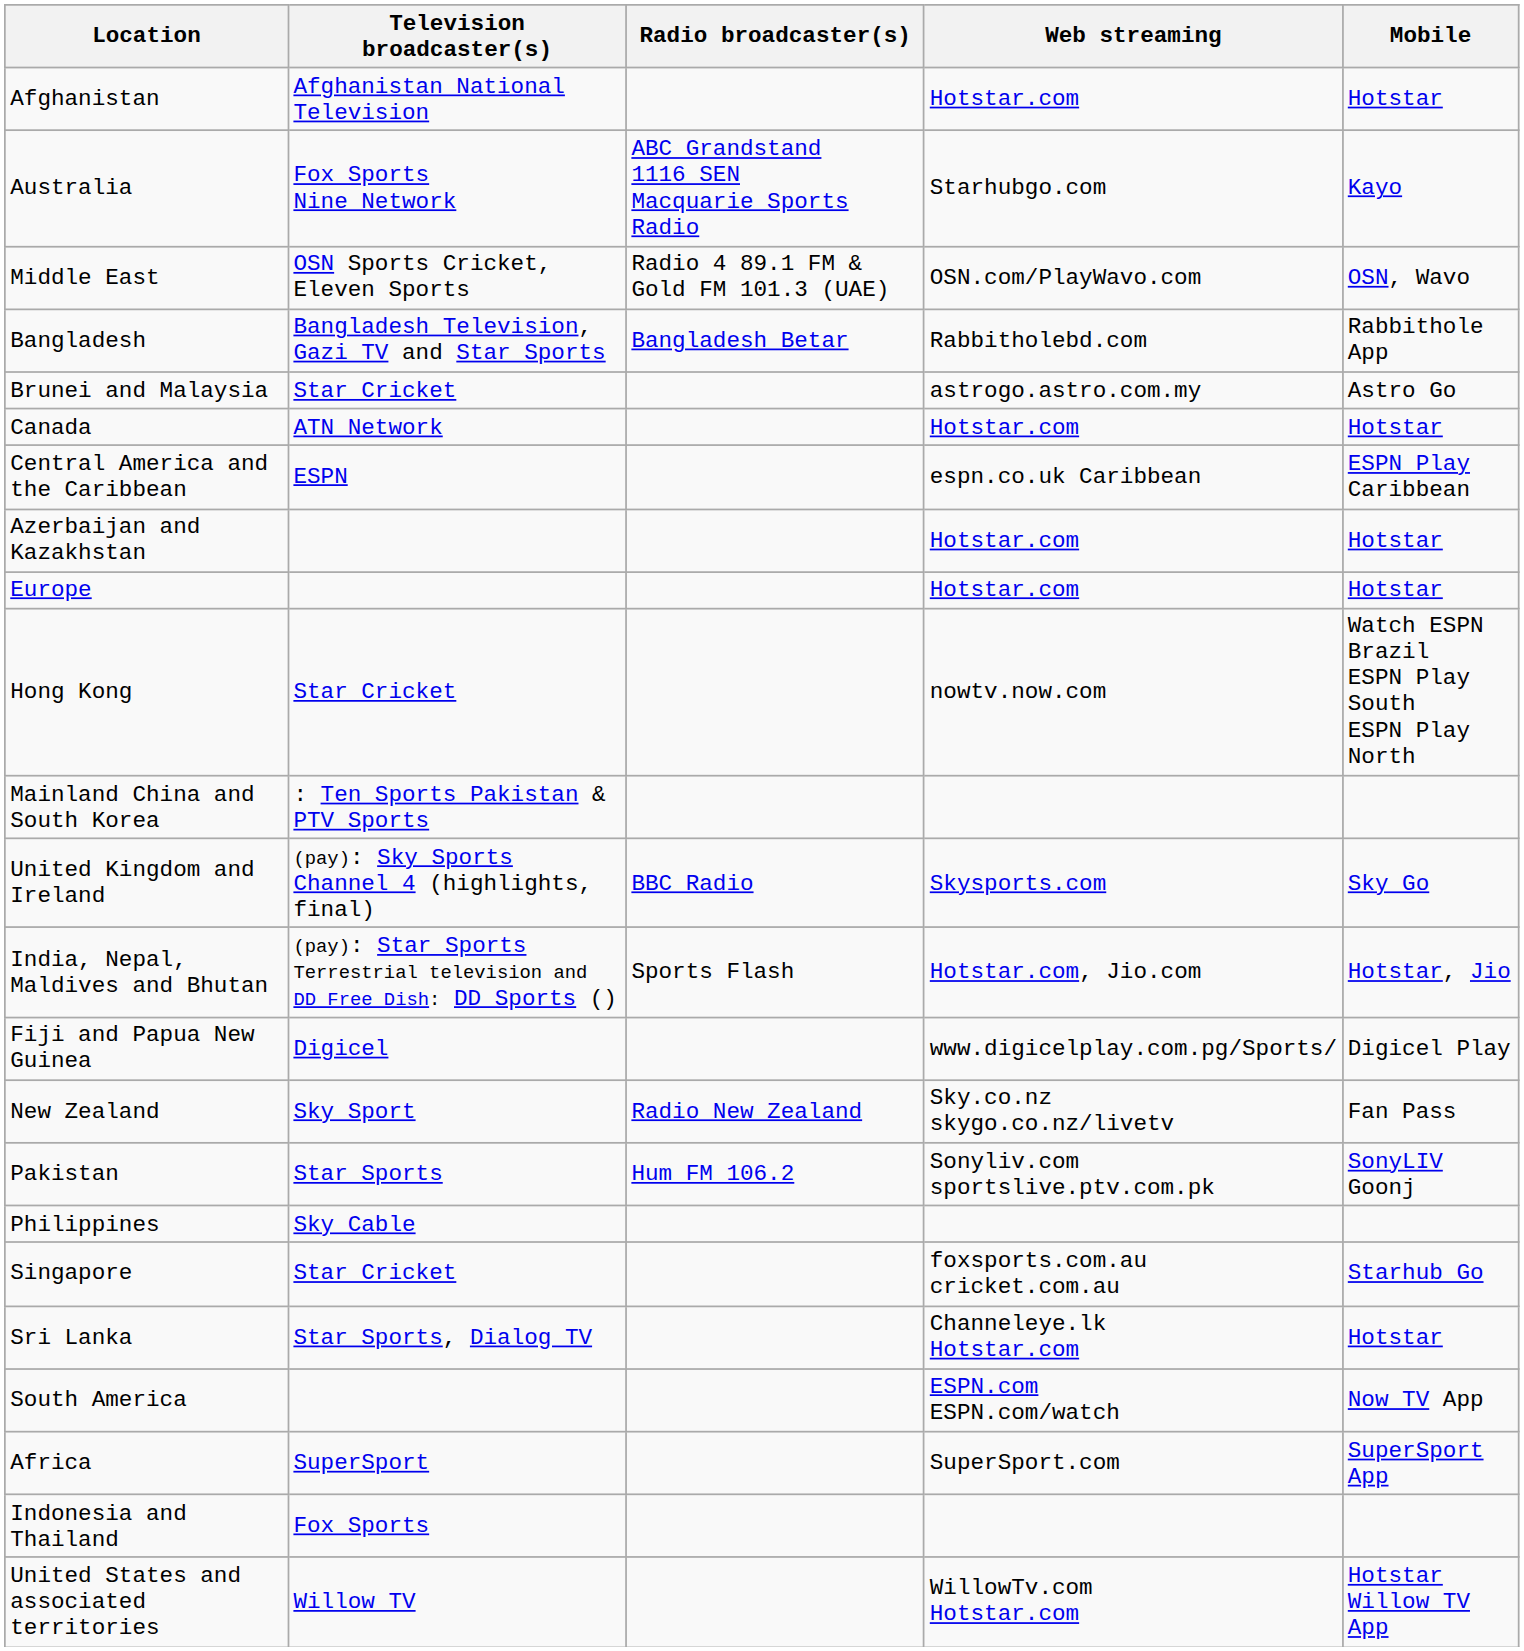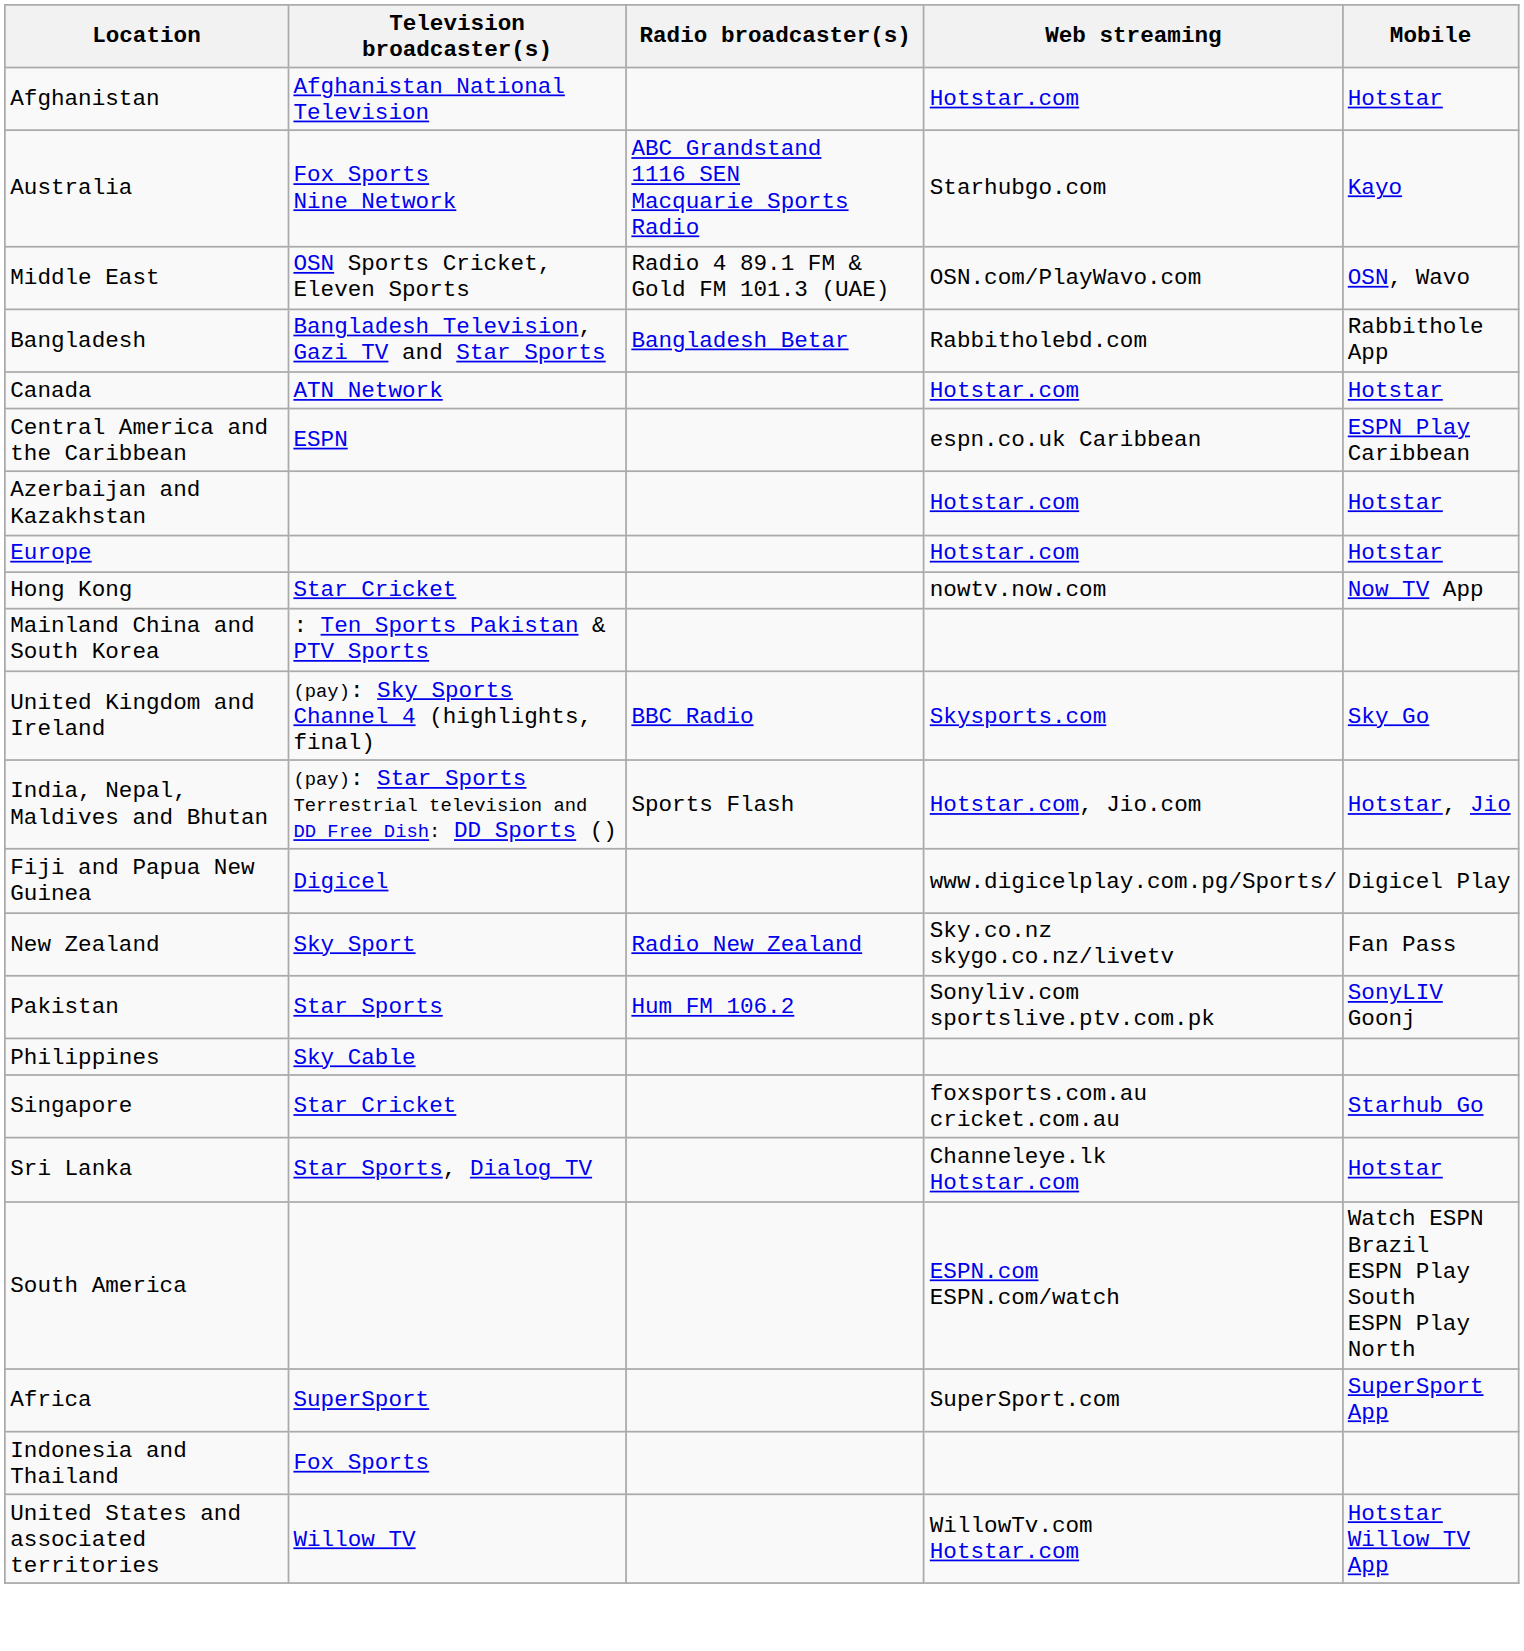- row: (139, 390)
(1416, 692) Watch ESPN Brazil ESPN Play South ESPN Play North -> (1416, 590) Now TV App
(1416, 1400) Now TV App -> (1416, 1285) Watch ESPN Brazil ESPN Play South ESPN Play North
